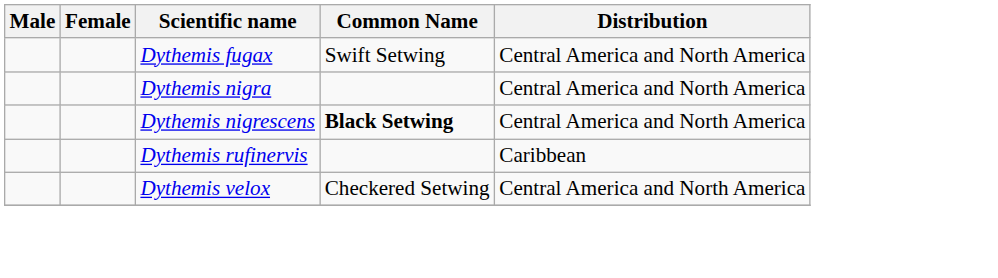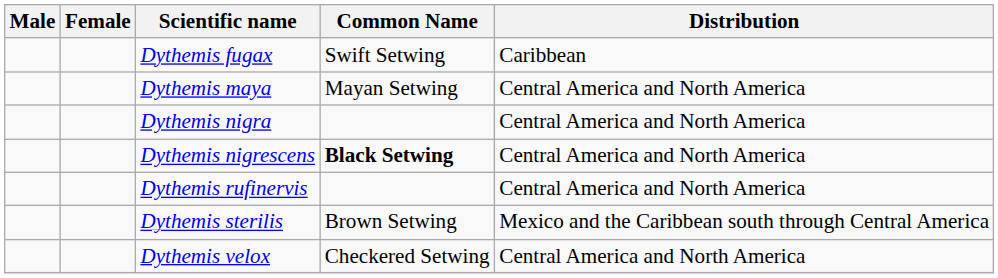(652, 54) Central America and North America -> (543, 54) Caribbean
+ row: (206, 88)
(543, 155) Caribbean -> (652, 188) Central America and North America
+ row: (212, 222)
